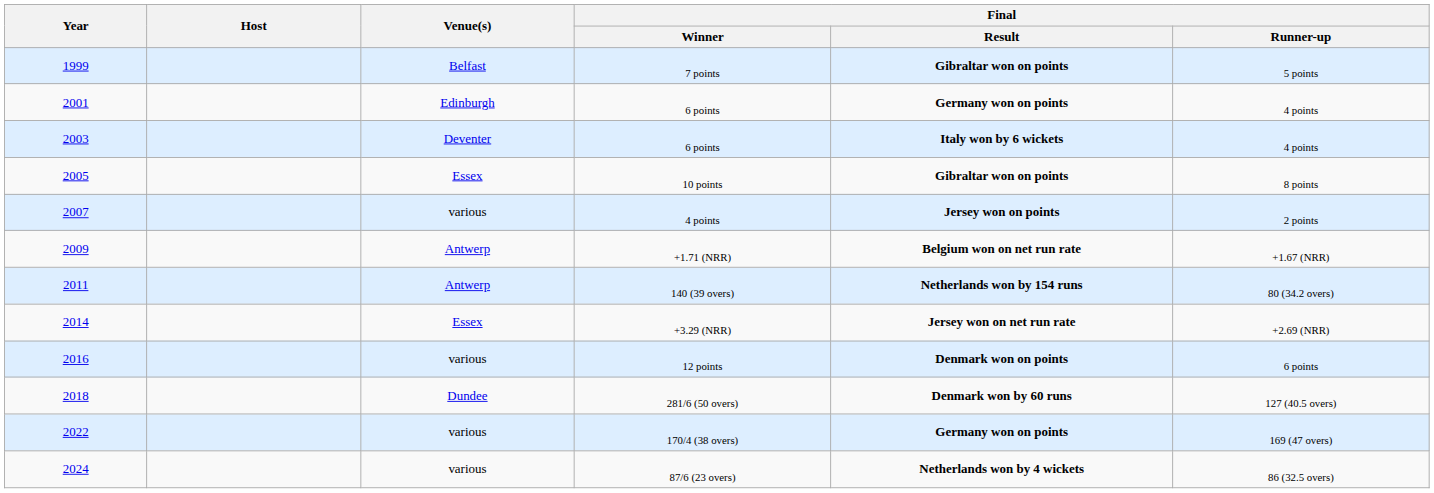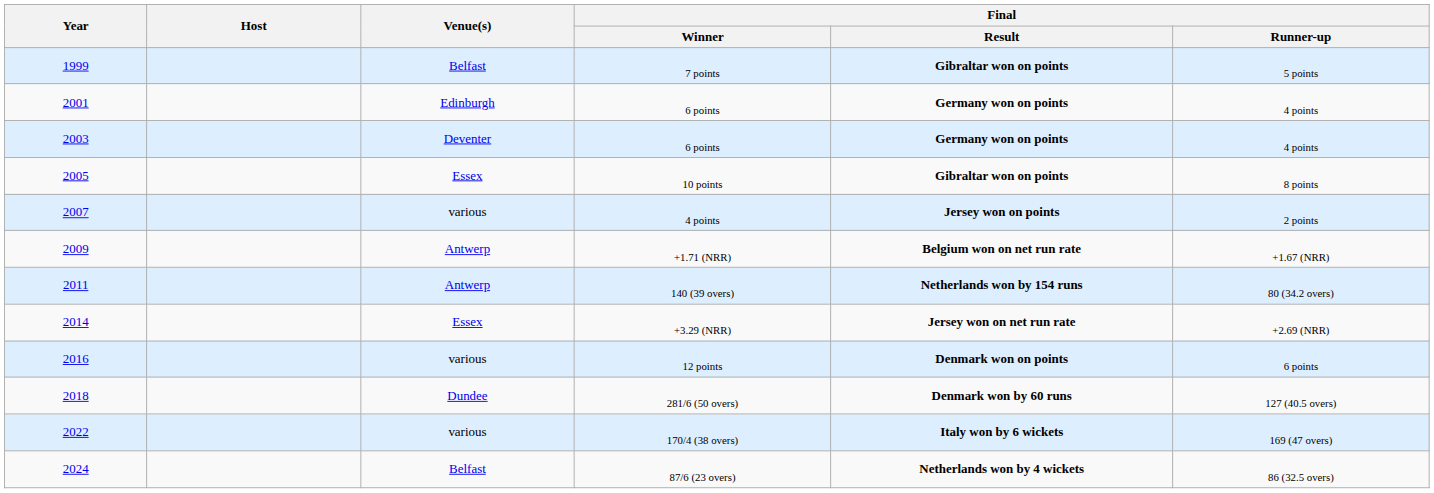(1002, 139) Italy won by 6 wickets -> (1002, 139) Germany won on points
(1002, 432) Germany won on points -> (1002, 432) Italy won by 6 wickets
(467, 469) various -> (467, 469) Belfast
